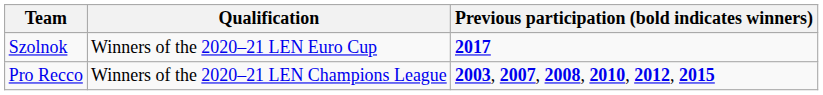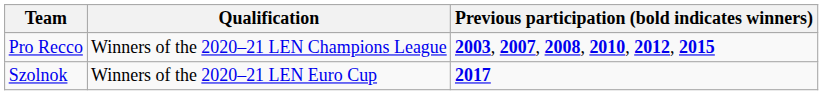rows swapped: (46, 75) <-> (38, 47)
